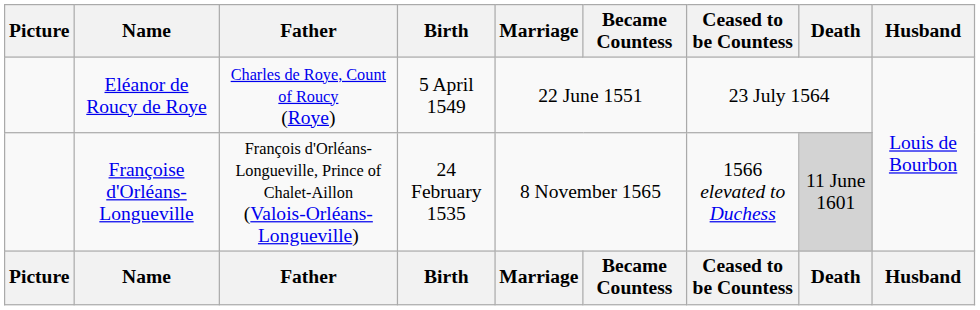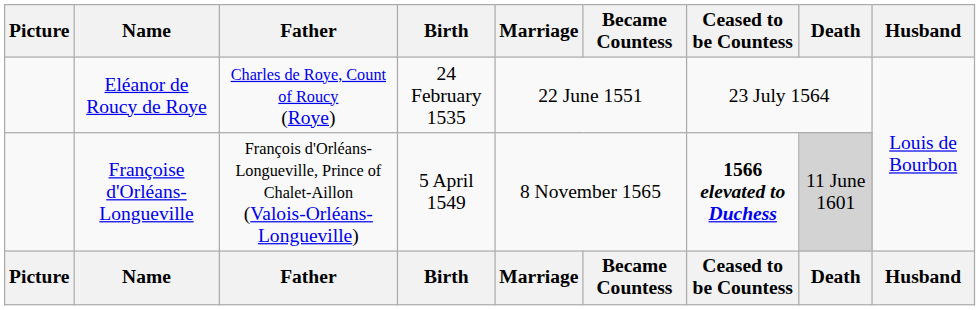(446, 94) 5 April 1549 -> (446, 94) 24 February 1535
(446, 191) 24 February 1535 -> (446, 191) 5 April 1549
(743, 191) normal -> (743, 191) bold
